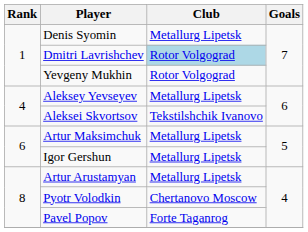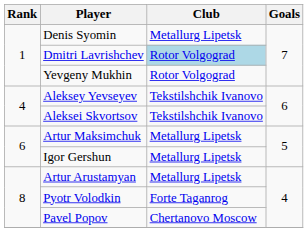(196, 95) Metallurg Lipetsk -> (206, 95) Tekstilshchik Ivanovo
(203, 197) Chertanovo Moscow -> (189, 197) Forte Taganrog
(189, 217) Forte Taganrog -> (203, 217) Chertanovo Moscow
